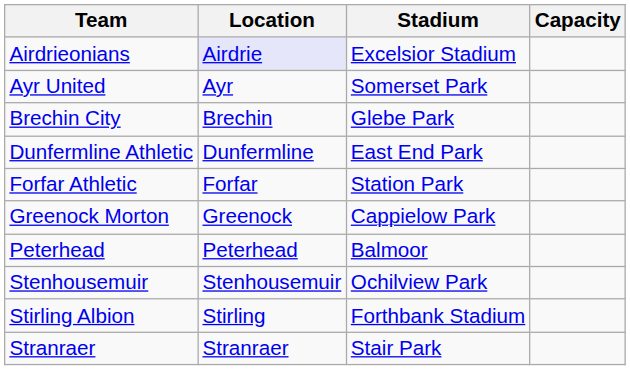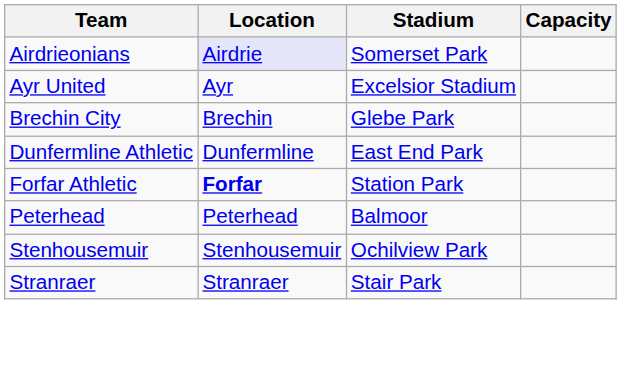(433, 53) Excelsior Stadium -> (419, 53) Somerset Park
(419, 86) Somerset Park -> (433, 86) Excelsior Stadium
(230, 184) normal -> (232, 184) bold
- row: (89, 217)
- row: (72, 315)
